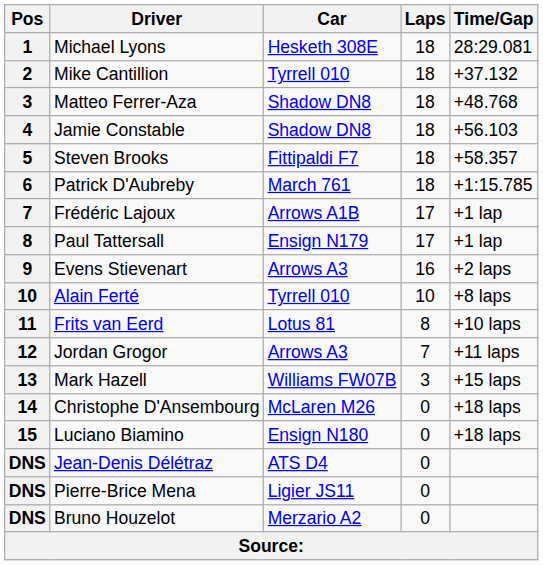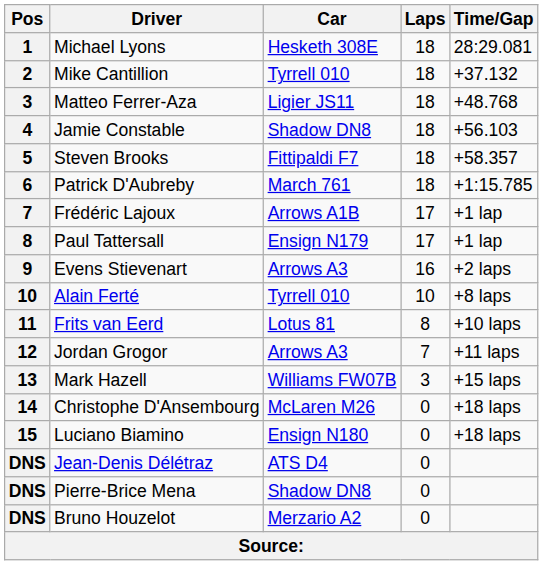(319, 102) Shadow DN8 -> (311, 102) Ligier JS11
(311, 491) Ligier JS11 -> (319, 491) Shadow DN8
